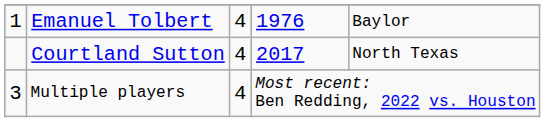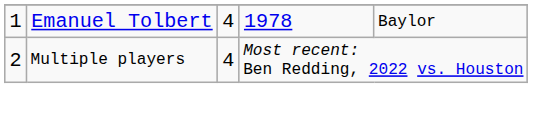(280, 21) 1976 -> (268, 21) 1978
- row: (128, 54)
(16, 93) 3 -> (16, 60) 2
